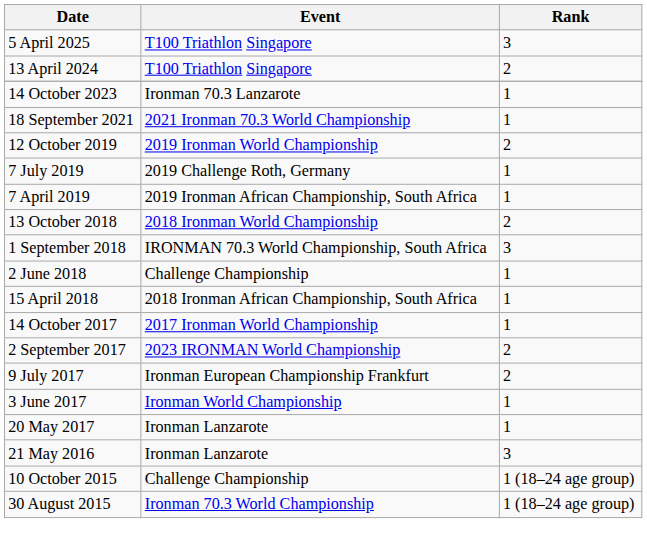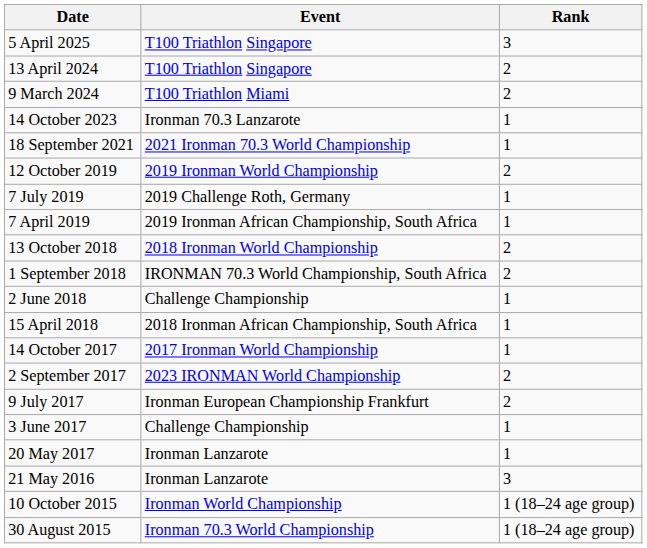+ row: (54, 94)
(507, 247) 3 -> (507, 273) 2
(243, 401) Ironman World Championship -> (227, 427) Challenge Championship
(227, 478) Challenge Championship -> (243, 504) Ironman World Championship
